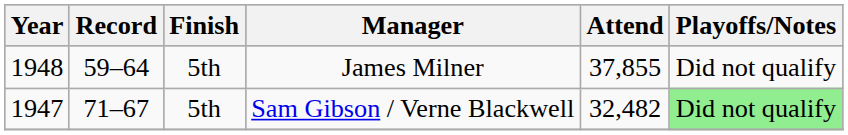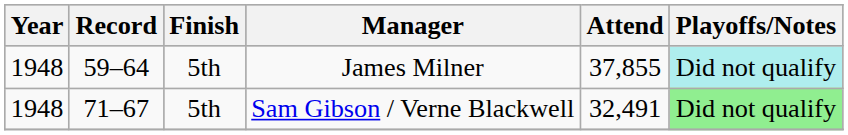(756, 66) no background -> (756, 66) paleturquoise background
(37, 108) 1947 -> (37, 108) 1948
(625, 108) 32,482 -> (625, 108) 32,491
